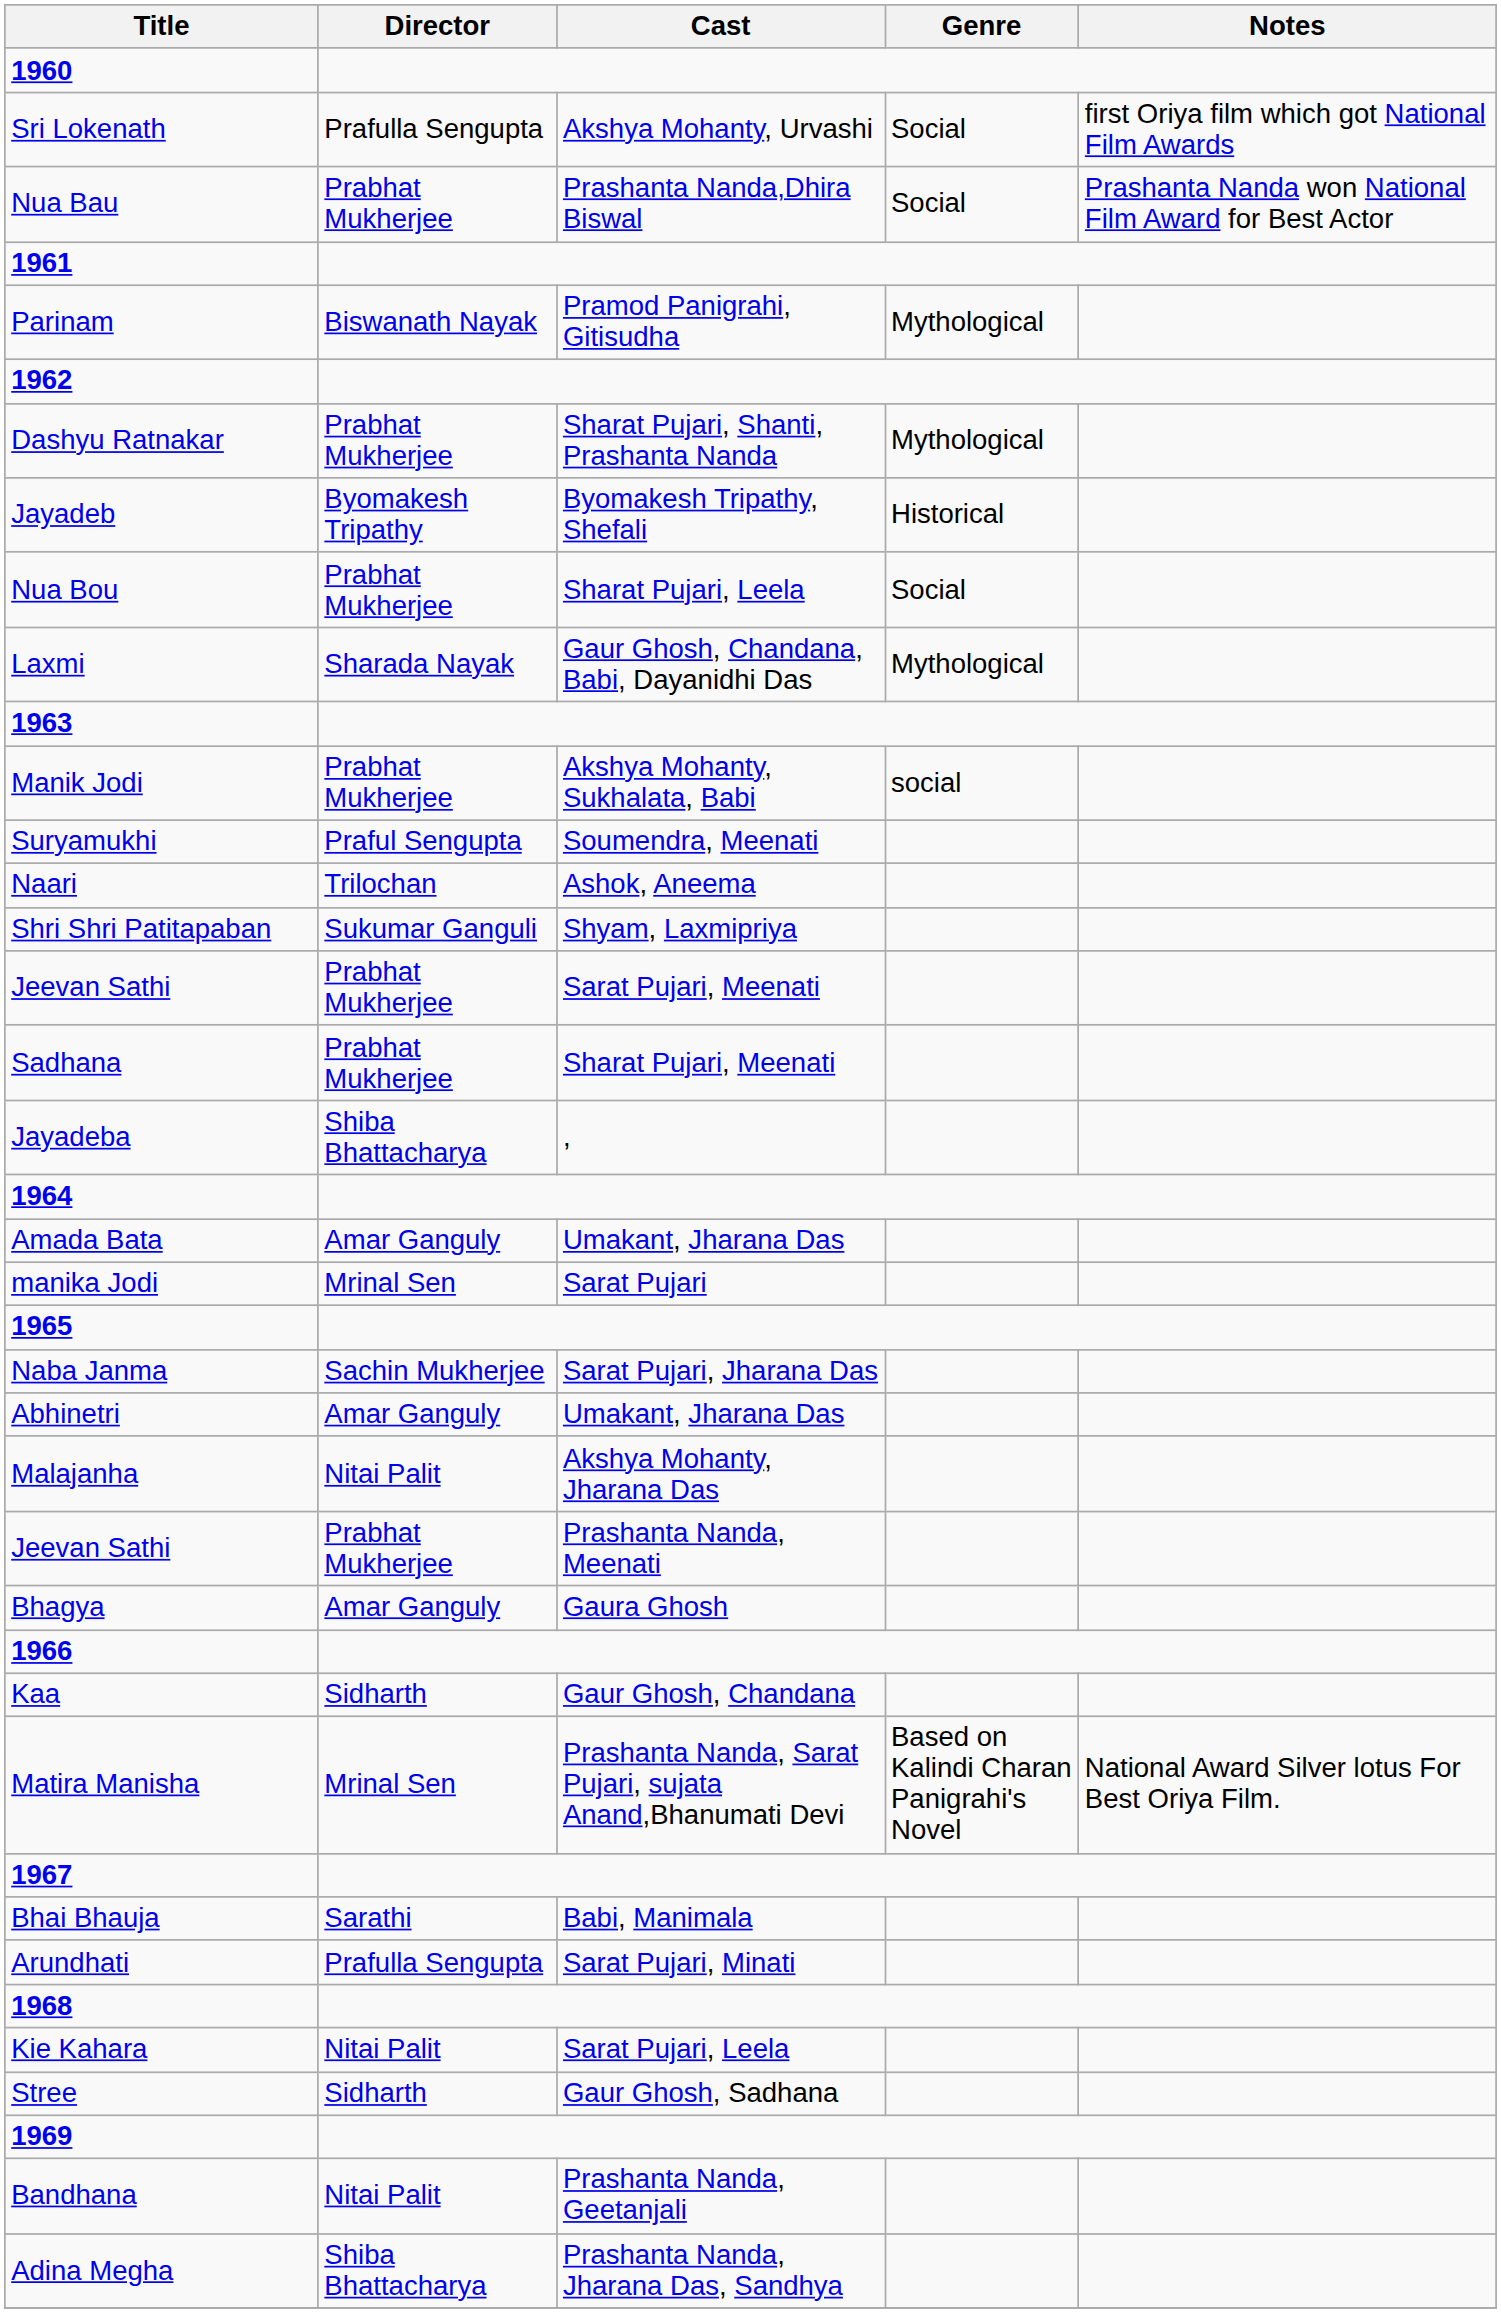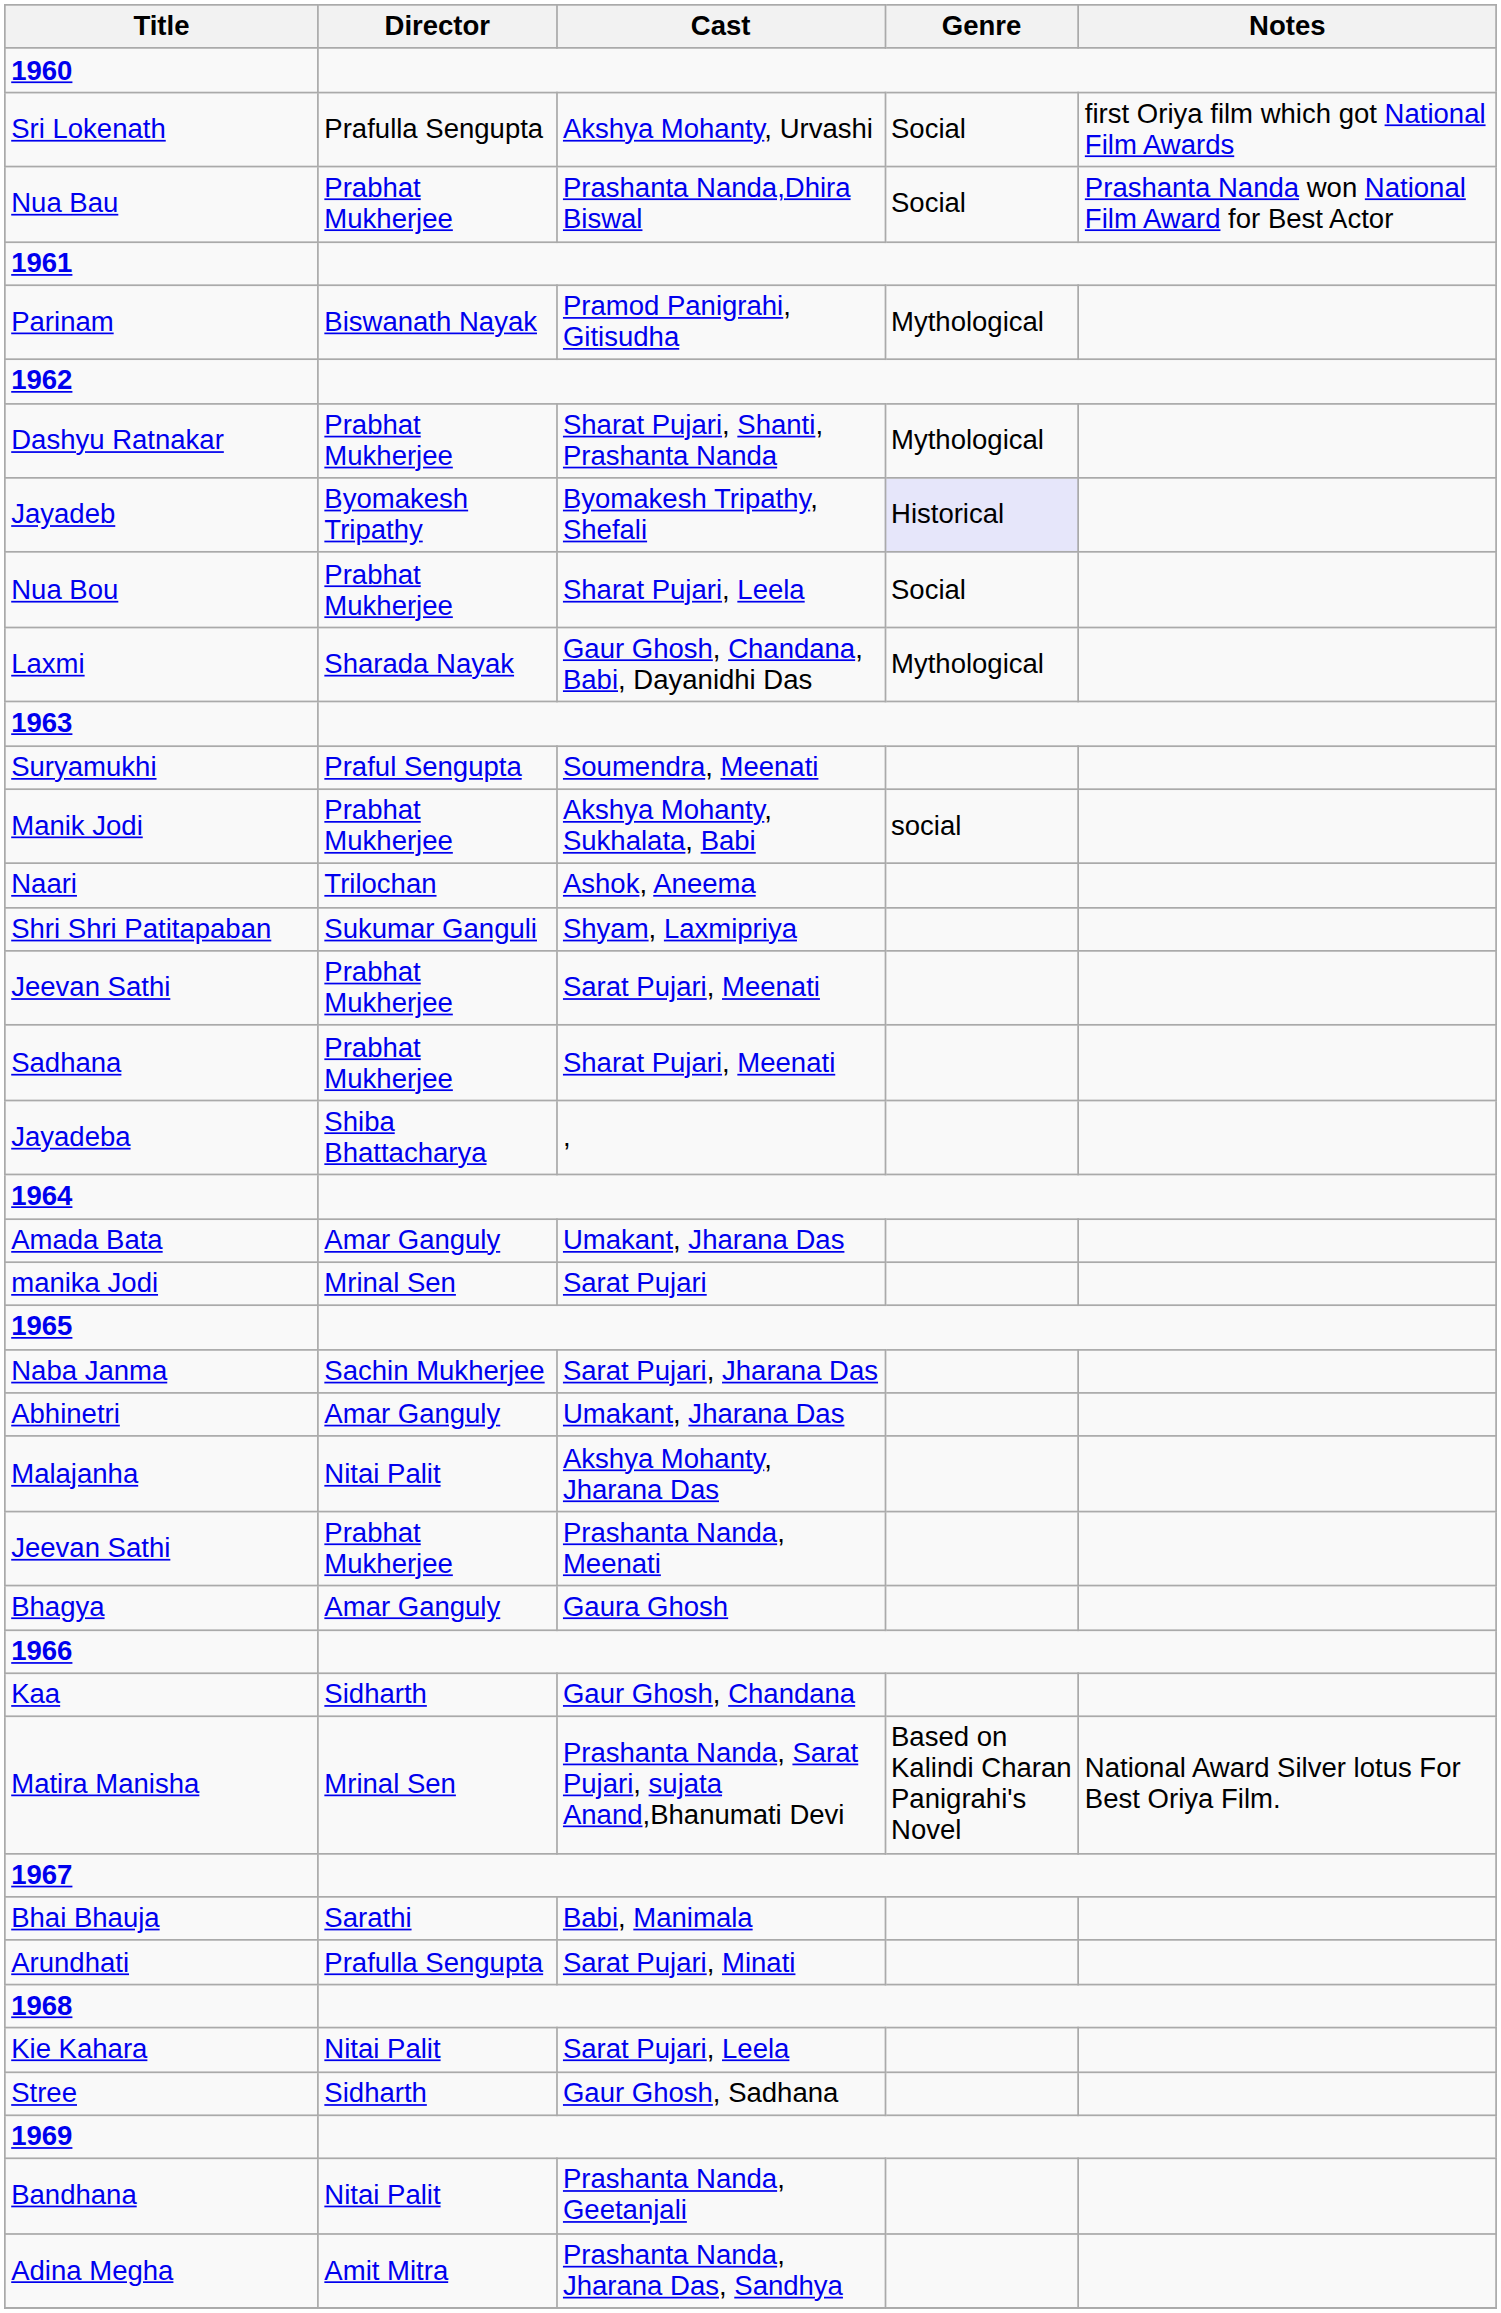(948, 514) no background -> (948, 514) lavender background
rows swapped: (77, 782) <-> (84, 841)
(405, 2270) Shiba Bhattacharya -> (386, 2270) Amit Mitra
